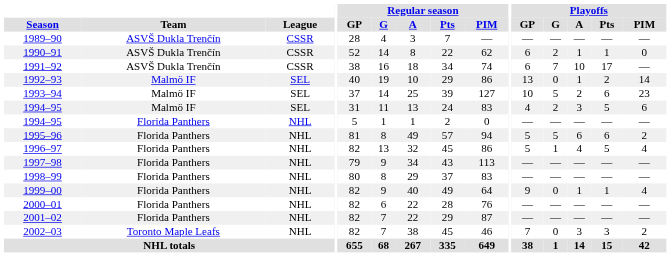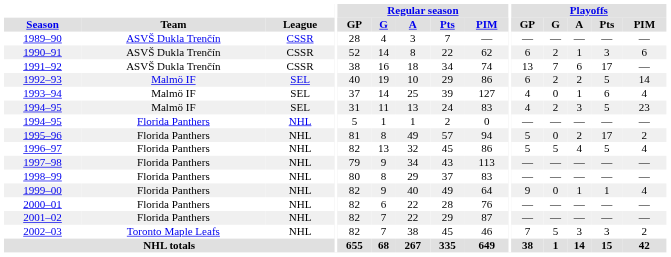(607, 52) 1 -> (607, 52) 3
(644, 52) 0 -> (644, 52) 6
(527, 66) 6 -> (527, 66) 13
(579, 66) 10 -> (579, 66) 6
(527, 80) 13 -> (527, 80) 6
(555, 80) 0 -> (555, 80) 2
(579, 80) 1 -> (579, 80) 2
(607, 80) 2 -> (607, 80) 5
(527, 93) 10 -> (527, 93) 4
(555, 93) 5 -> (555, 93) 0
(579, 93) 2 -> (579, 93) 1
(644, 93) 23 -> (644, 93) 4
(644, 107) 6 -> (644, 107) 23
(555, 135) 5 -> (555, 135) 0
(579, 135) 6 -> (579, 135) 2
(607, 135) 6 -> (607, 135) 17
(555, 149) 1 -> (555, 149) 5
(555, 231) 0 -> (555, 231) 5
